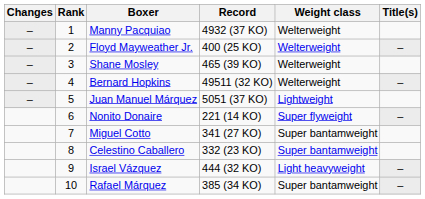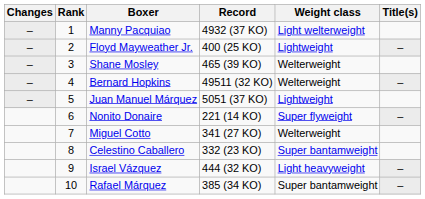(309, 30) Welterweight -> (321, 30) Light welterweight
(309, 47) Welterweight -> (305, 47) Lightweight
(328, 133) Super bantamweight -> (309, 133) Welterweight
